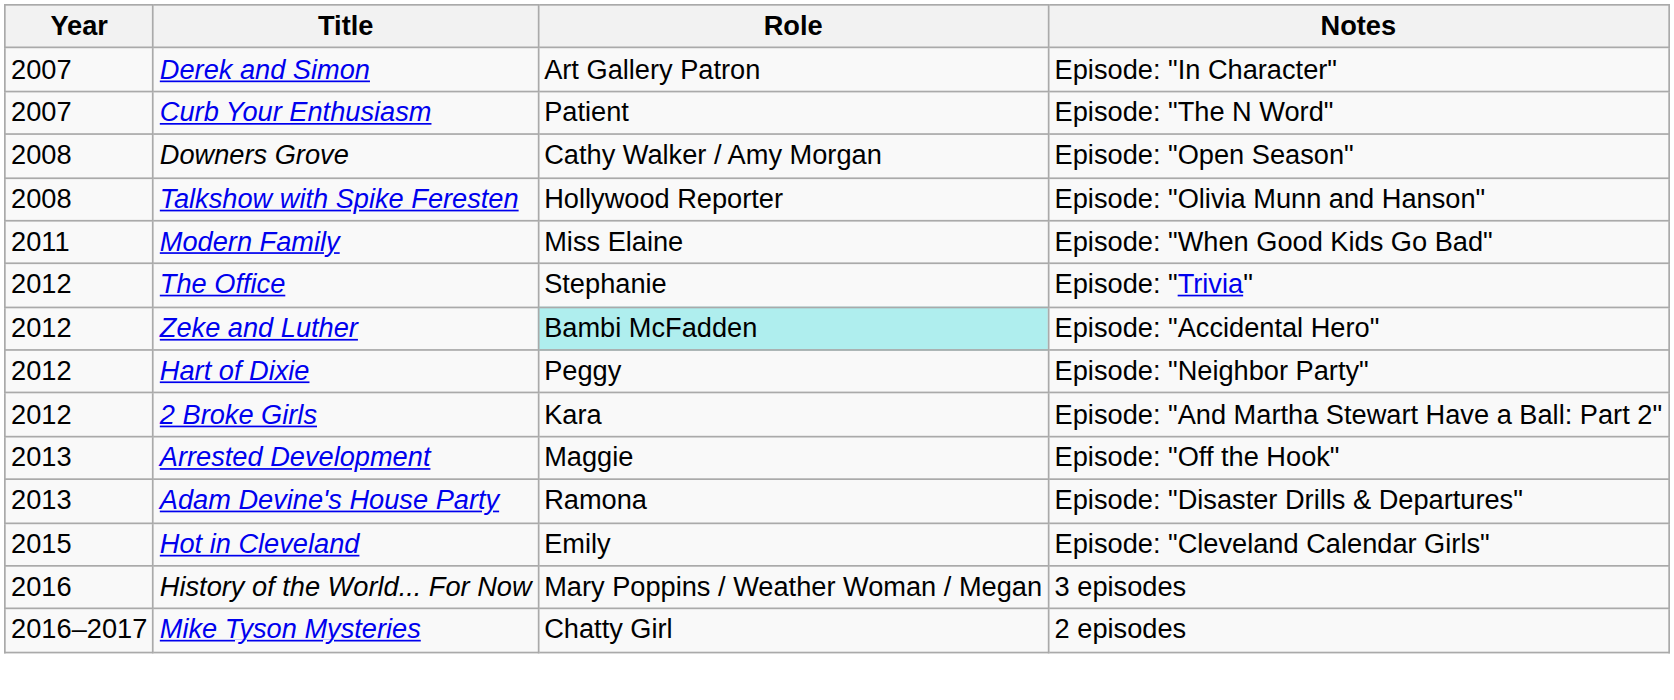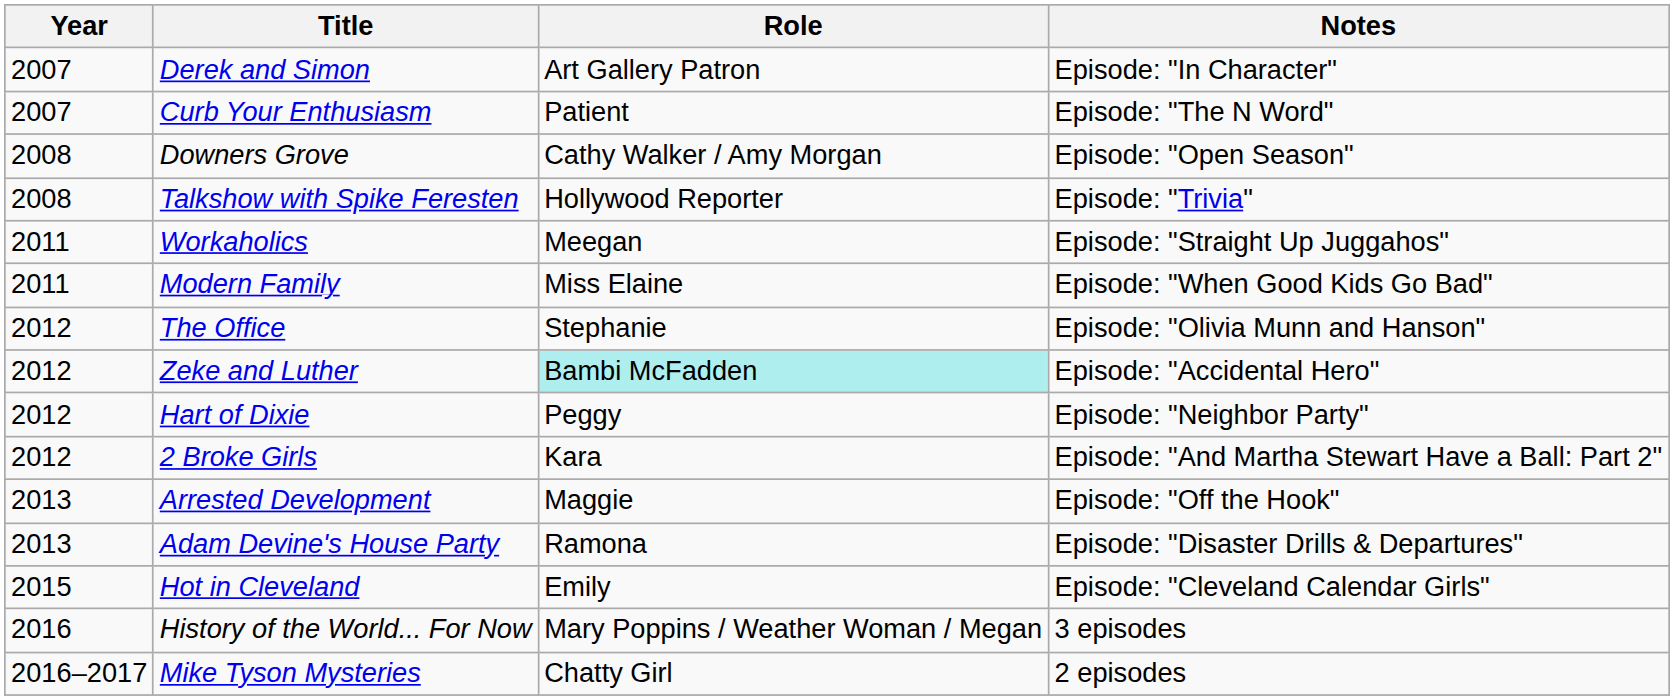(1270, 198) Episode: "Olivia Munn and Hanson" -> (1154, 198) Episode: "Trivia"
+ row: (234, 241)
(1154, 284) Episode: "Trivia" -> (1270, 328) Episode: "Olivia Munn and Hanson"
